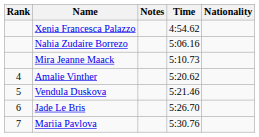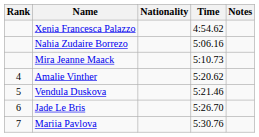columns swapped: (228, 12) <-> (152, 12)
